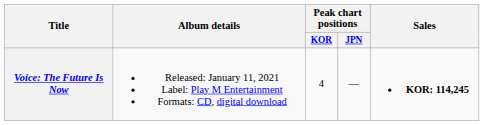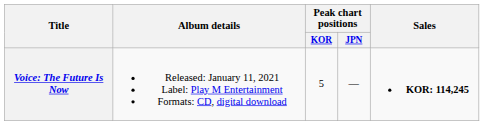(321, 84) 4 -> (321, 84) 5
